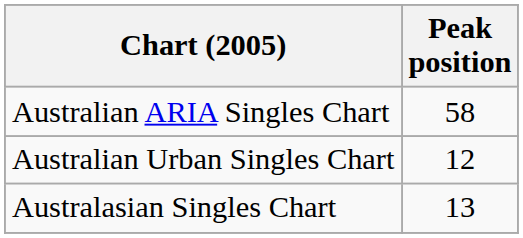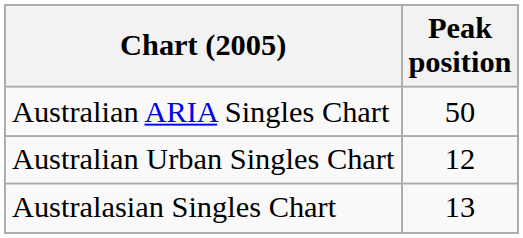(460, 111) 58 -> (460, 111) 50
